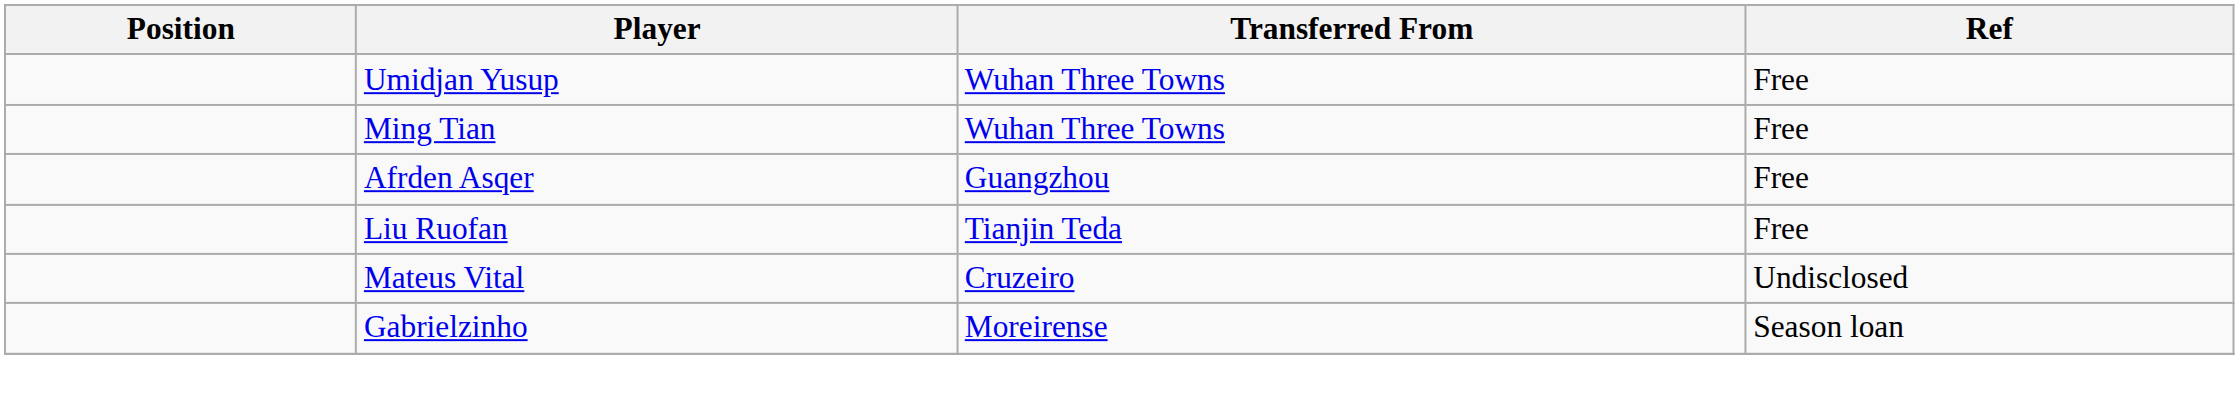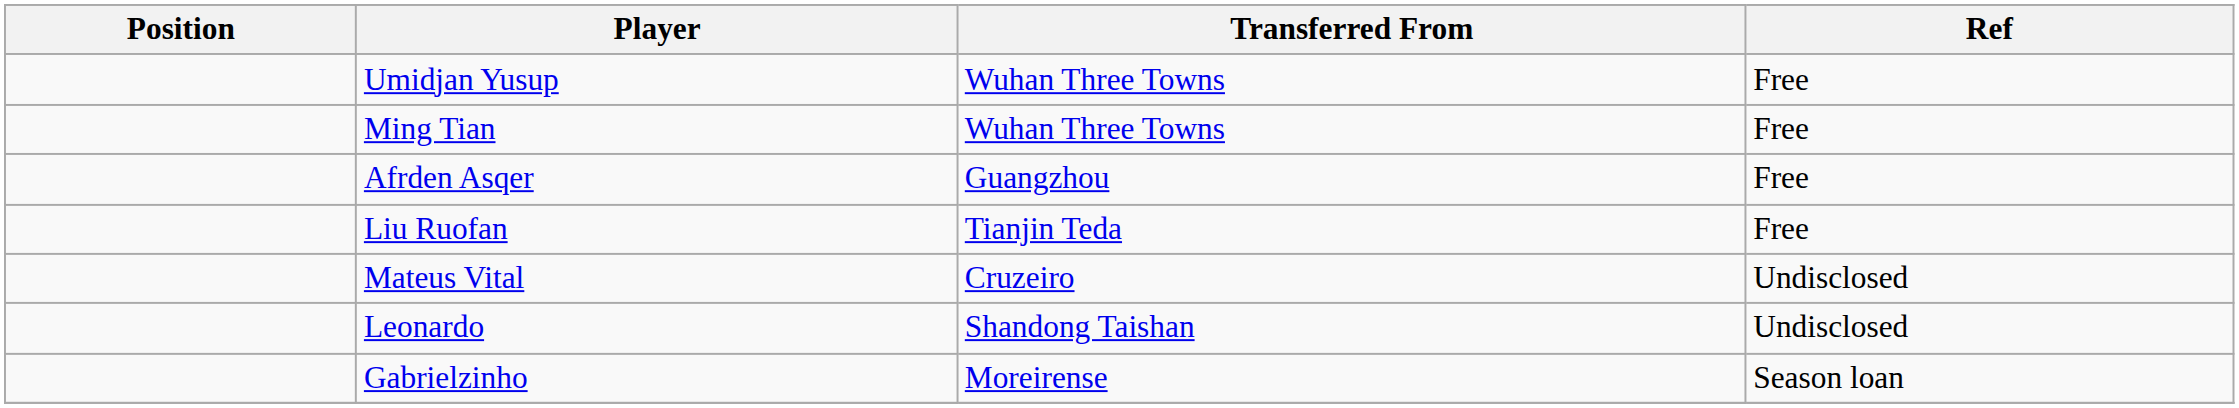+ row: (424, 327)
